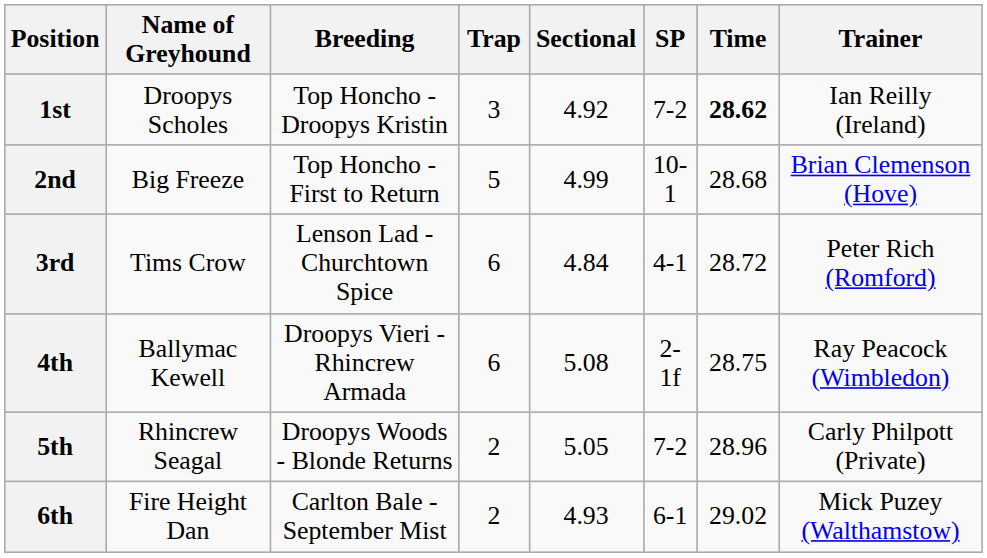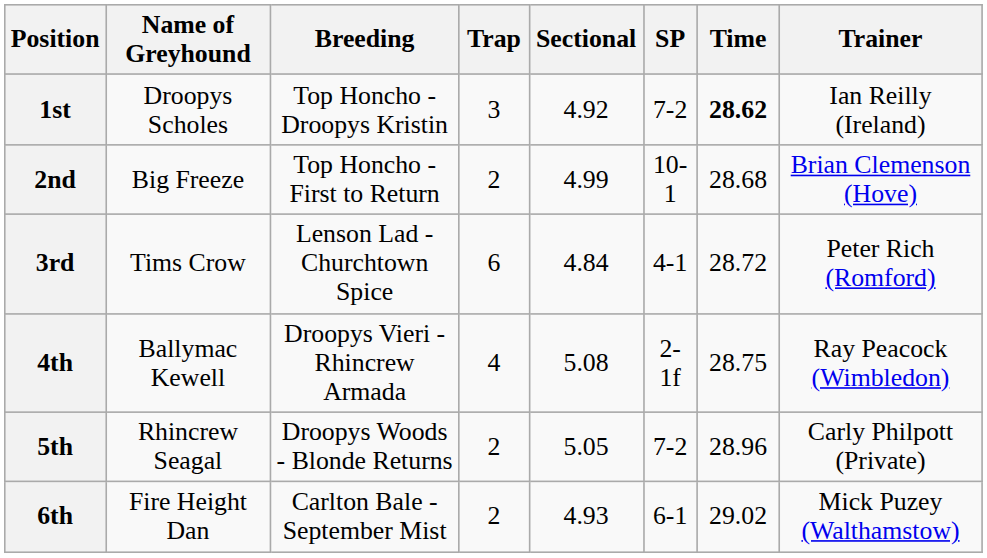(494, 179) 5 -> (494, 179) 2
(494, 362) 6 -> (494, 362) 4
